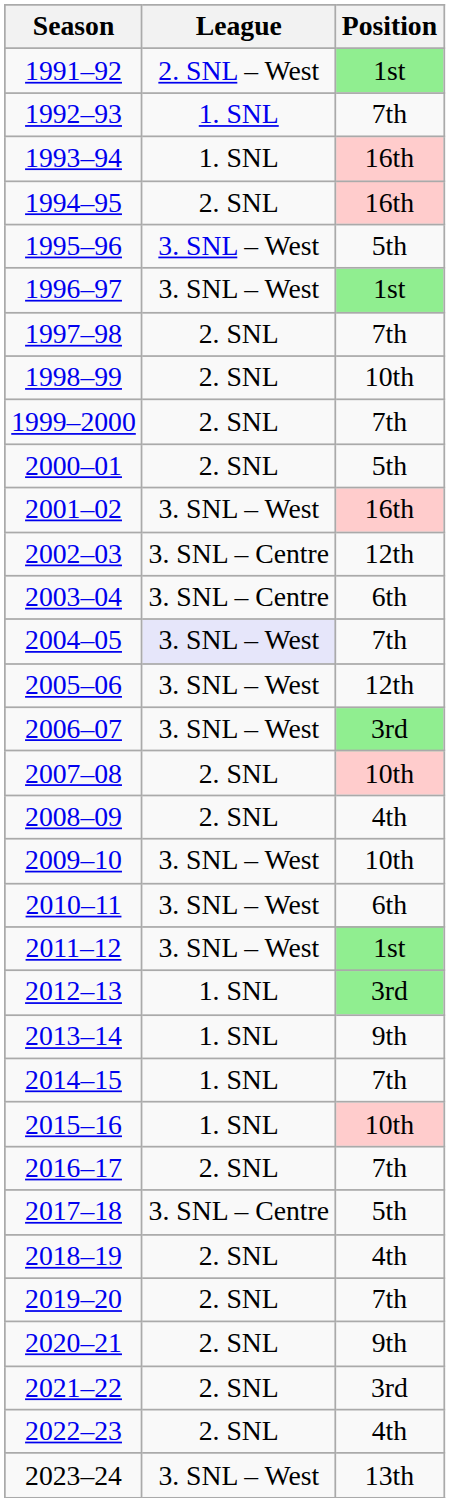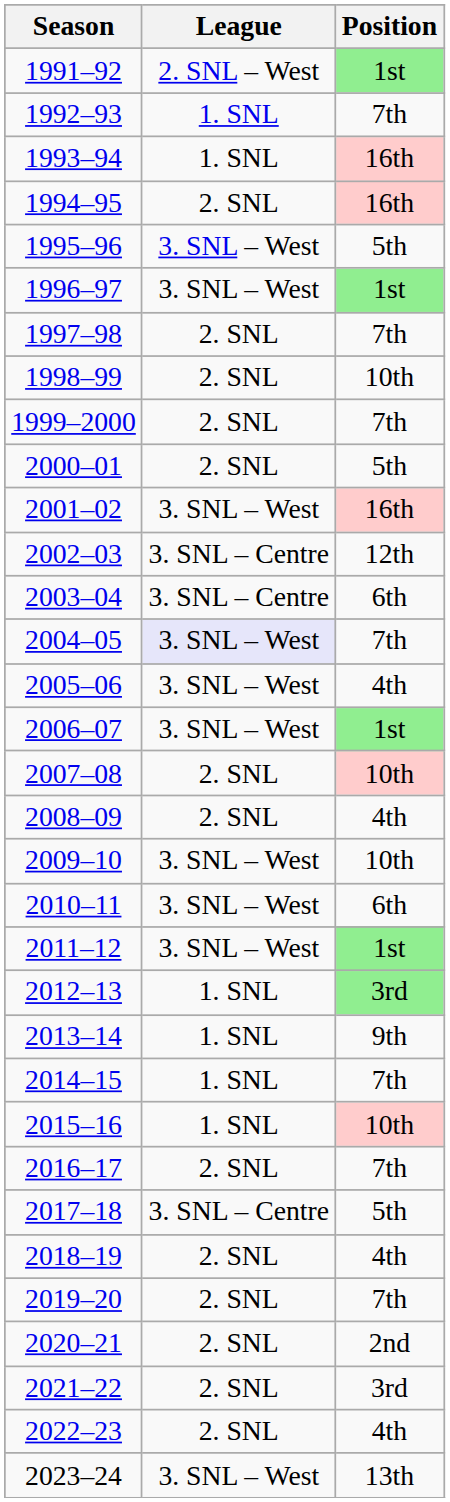(389, 684) 12th -> (389, 684) 4th
(389, 728) 3rd -> (389, 728) 1st
(389, 1343) 9th -> (389, 1343) 2nd
